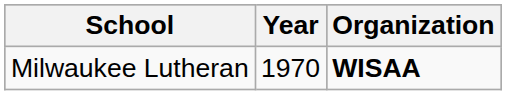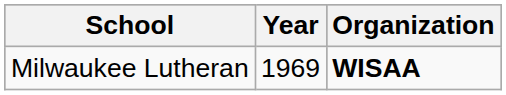(290, 67) 1970 -> (290, 67) 1969
